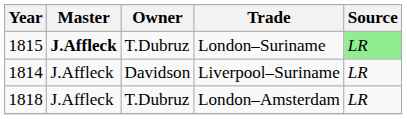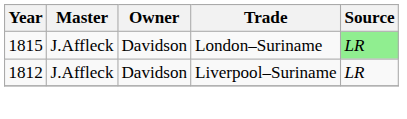(84, 45) bold -> (82, 45) normal
(157, 45) T.Dubruz -> (154, 45) Davidson
(26, 72) 1814 -> (26, 72) 1812
- row: (269, 99)
